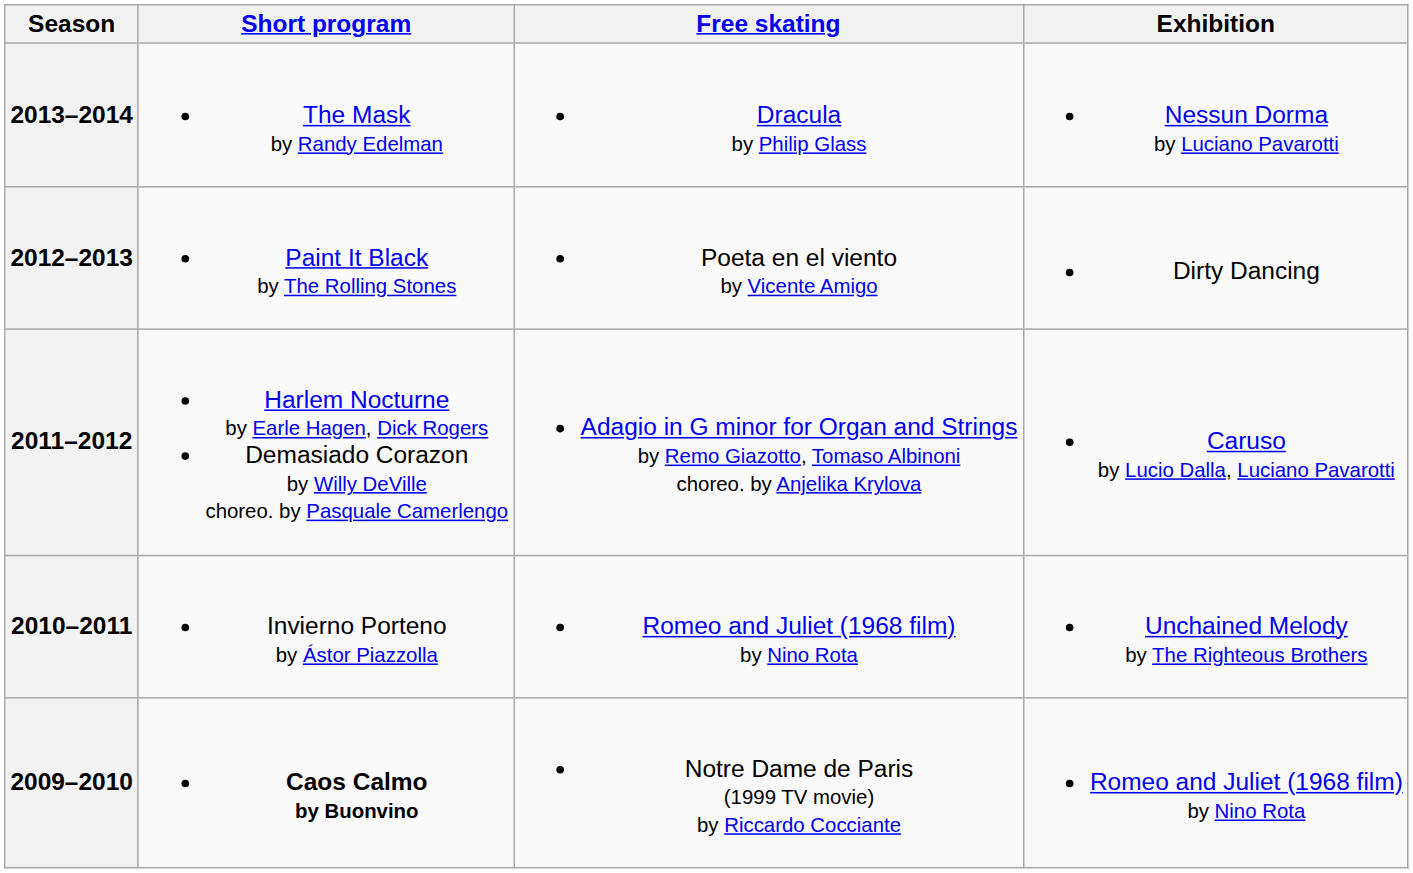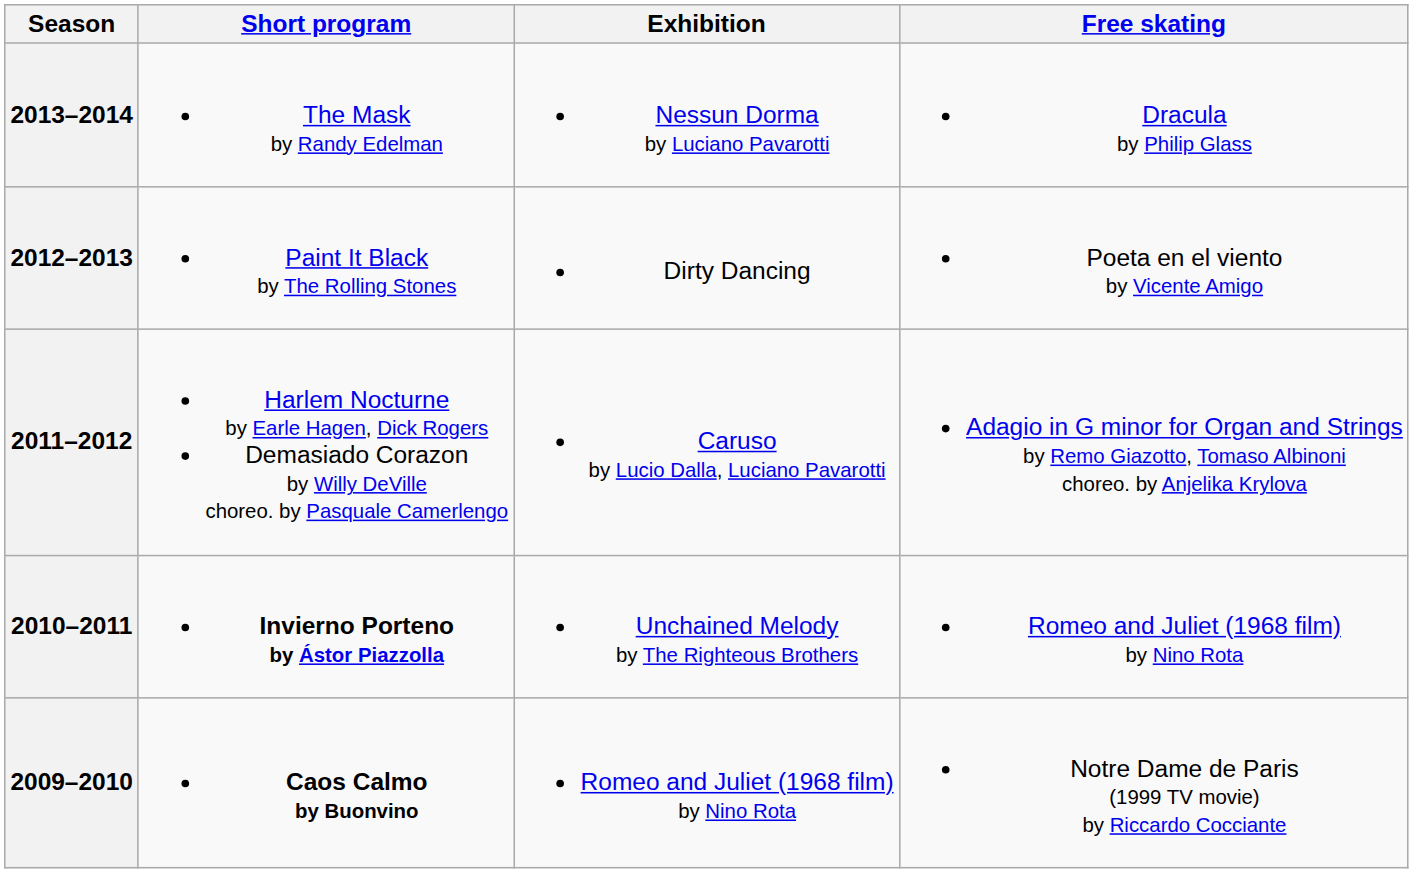columns swapped: (768, 23) <-> (1216, 23)
(326, 640) normal -> (326, 640) bold
